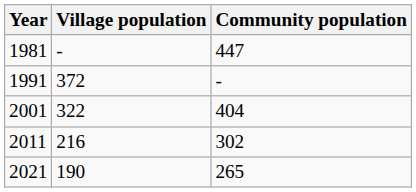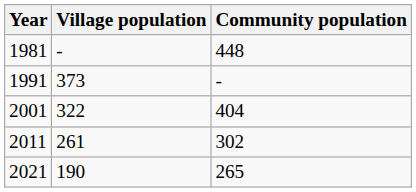(230, 50) 447 -> (230, 50) 448
(71, 80) 372 -> (71, 80) 373
(71, 141) 216 -> (71, 141) 261
